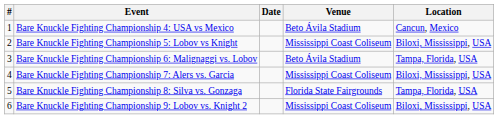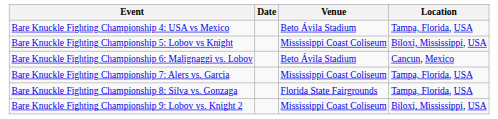- column: (9, 12)
(427, 28) Cancun, Mexico -> (432, 28) Tampa, Florida, USA
(437, 59) Tampa, Florida, USA -> (423, 59) Cancun, Mexico
(444, 75) Biloxi, Mississippi, USA -> (432, 75) Tampa, Florida, USA
